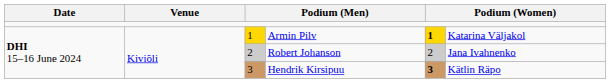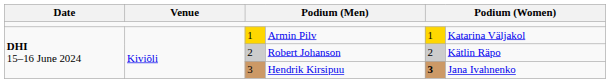(430, 35) bold -> (430, 35) normal
(482, 52) Jana Ivahnenko -> (474, 52) Kätlin Räpo
(474, 69) Kätlin Räpo -> (482, 69) Jana Ivahnenko
